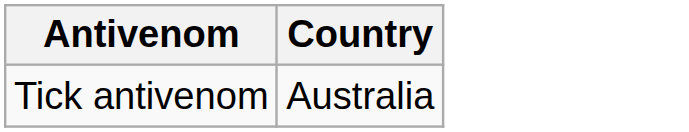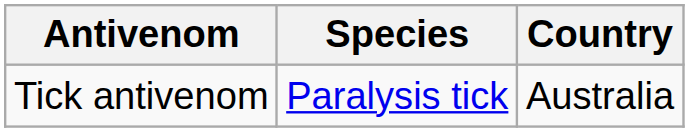+ column: (397, 34)
